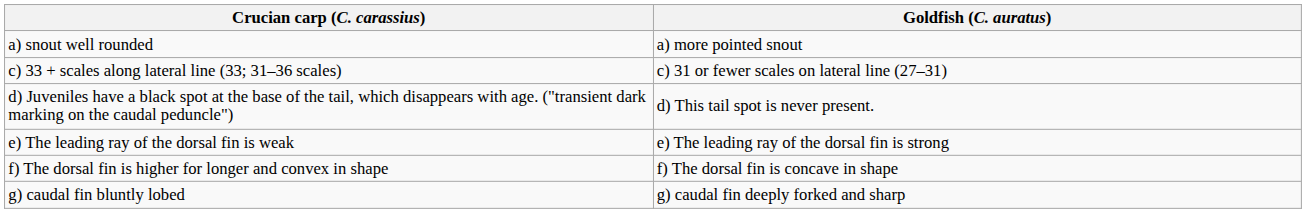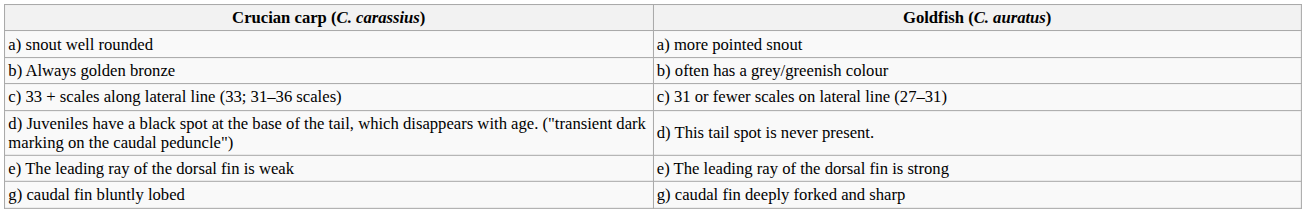+ row: (92, 70)
- row: (198, 168)
